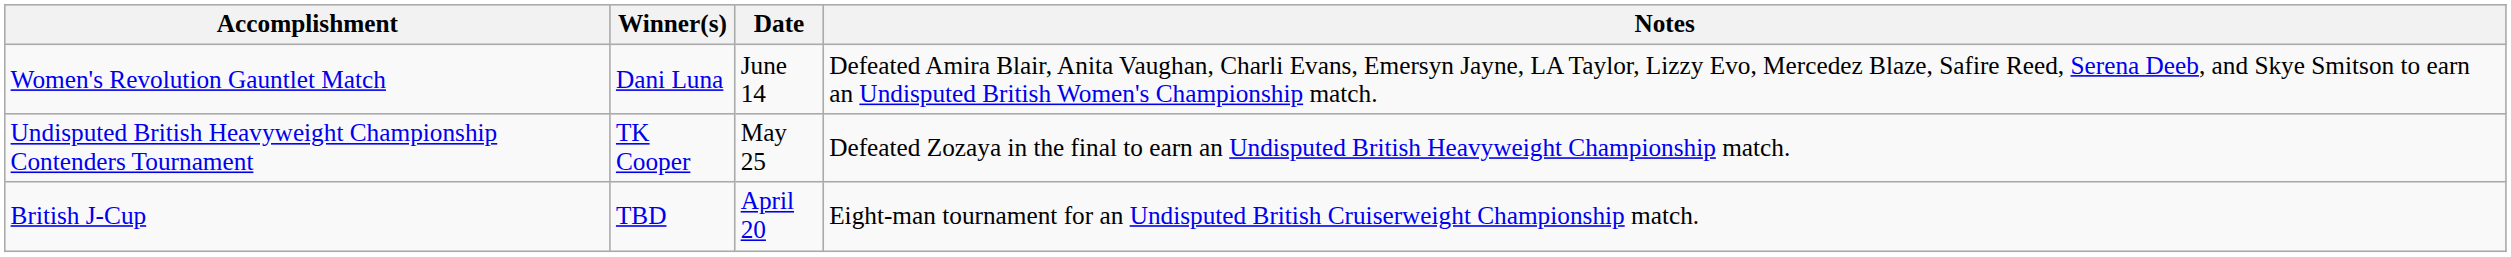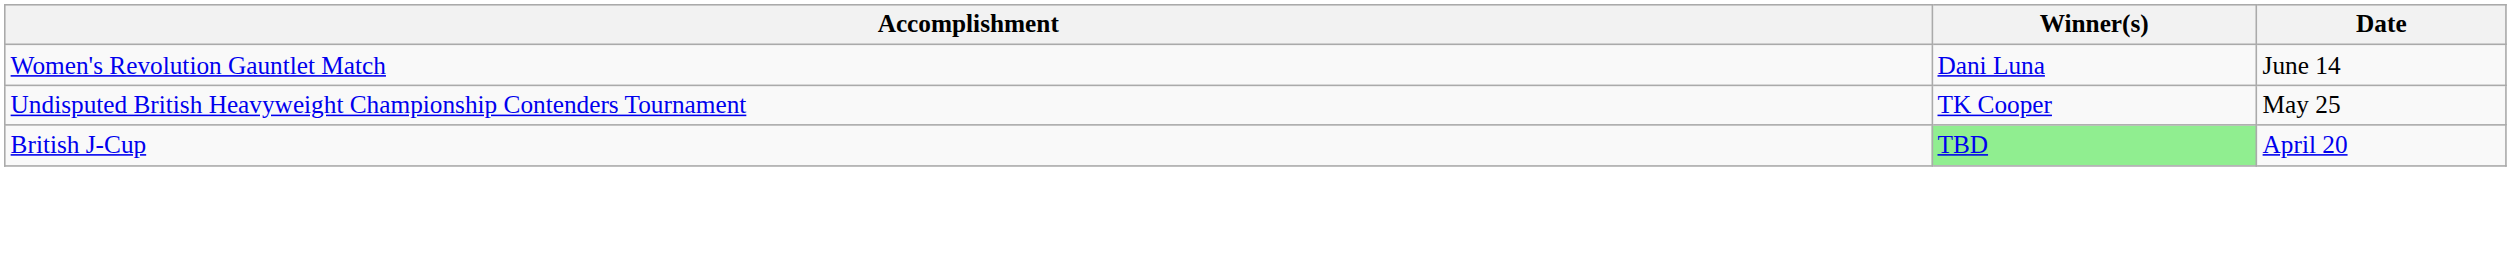- column: (1665, 24)
(641, 215) no background -> (1963, 144) lightgreen background
